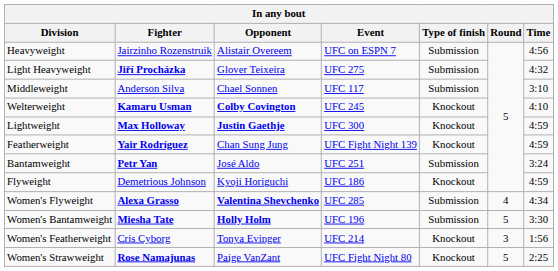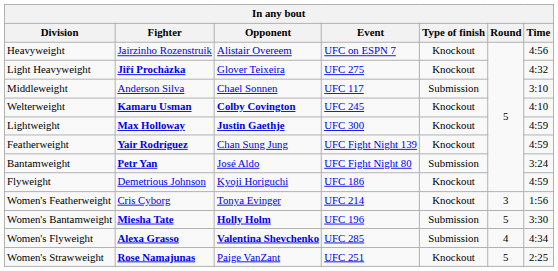(454, 51) Submission -> (454, 51) Knockout
(454, 69) Submission -> (454, 69) Knockout
(344, 163) UFC 251 -> (368, 163) UFC Fight Night 80
rows swapped: (59, 238) <-> (50, 200)
(368, 256) UFC Fight Night 80 -> (344, 256) UFC 251
